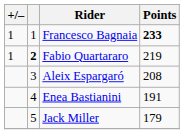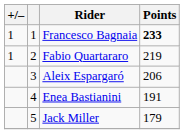(33, 55) bold -> (33, 55) normal
(152, 76) 208 -> (152, 76) 206
